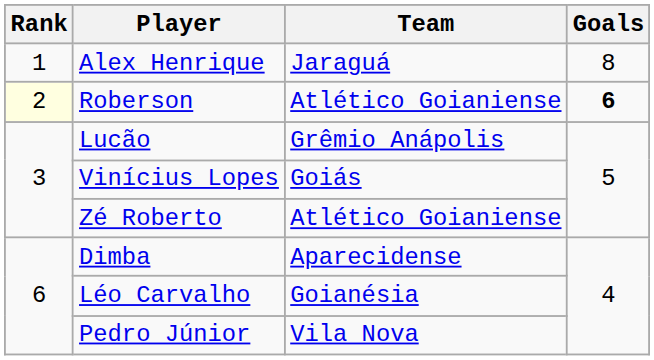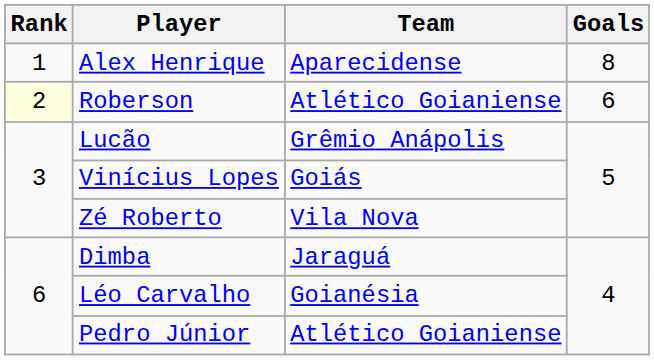(340, 63) Jaraguá -> (376, 63) Aparecidense
(609, 102) bold -> (609, 102) normal
(426, 218) Atlético Goianiense -> (354, 218) Vila Nova
(376, 257) Aparecidense -> (340, 257) Jaraguá
(354, 334) Vila Nova -> (426, 334) Atlético Goianiense
